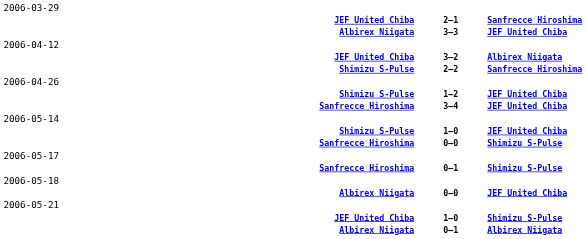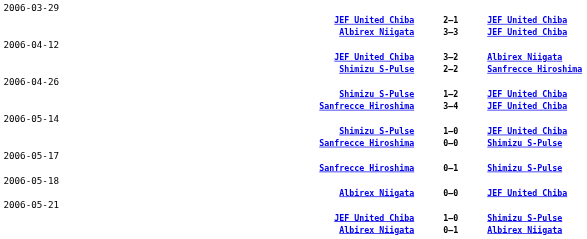(535, 20) Sanfrecce Hiroshima -> (527, 20) JEF United Chiba
